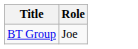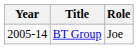+ column: (27, 14)
